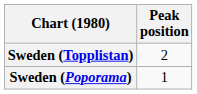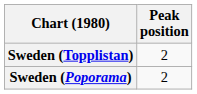(164, 77) 1 -> (164, 77) 2
